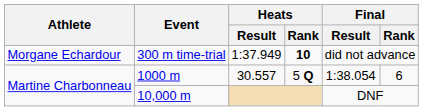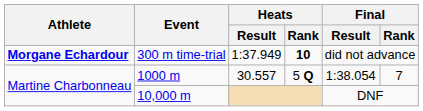(64, 55) normal -> (68, 55) bold
(399, 76) 6 -> (399, 76) 7
